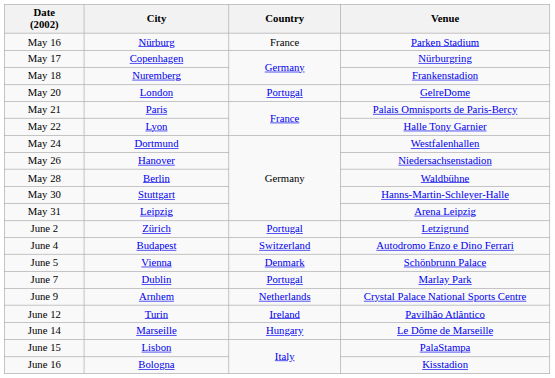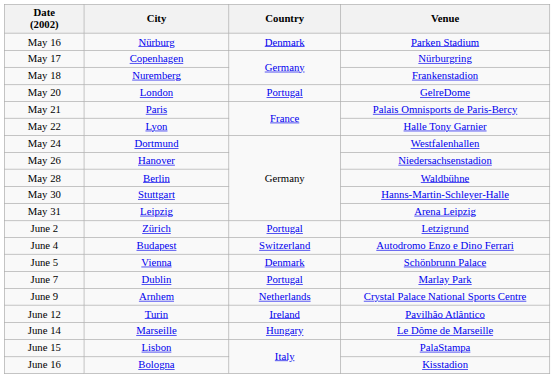(285, 42) France -> (285, 42) Denmark
